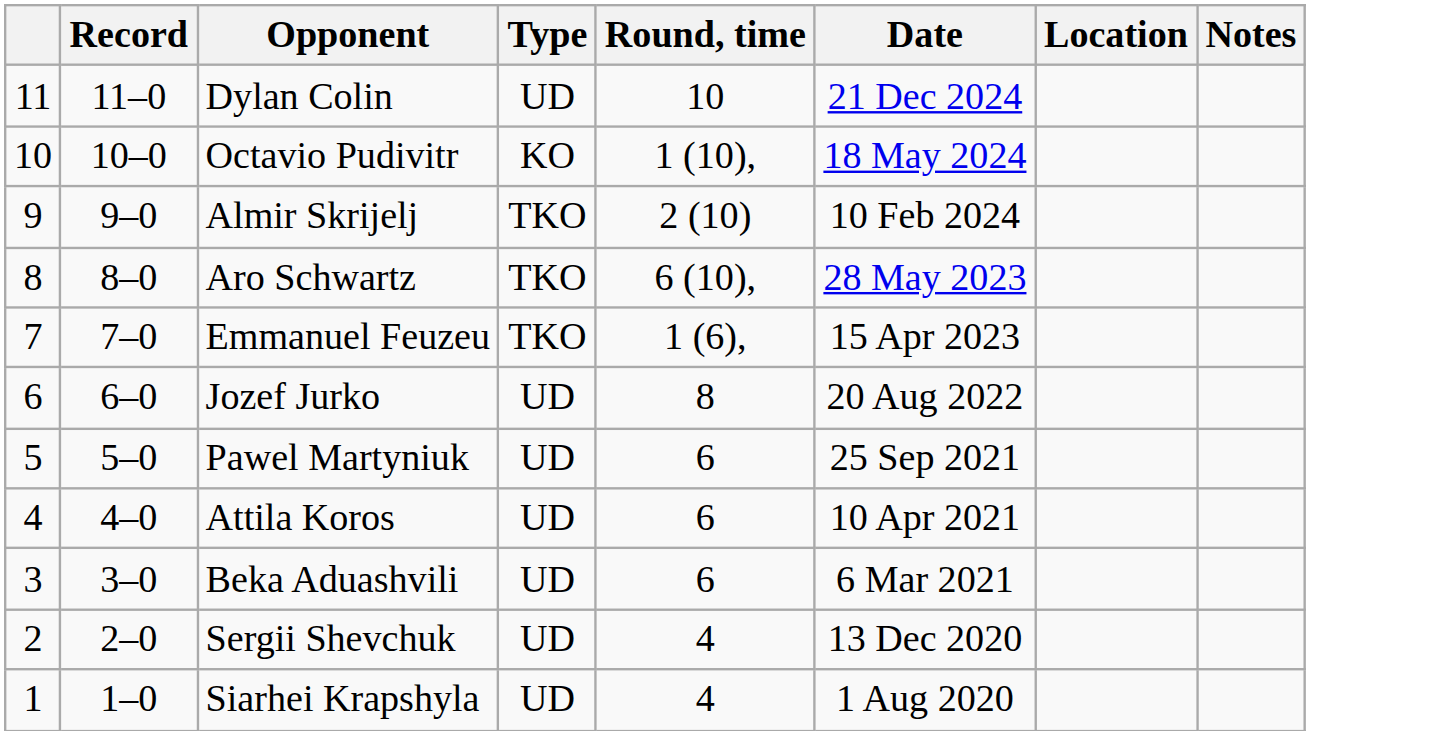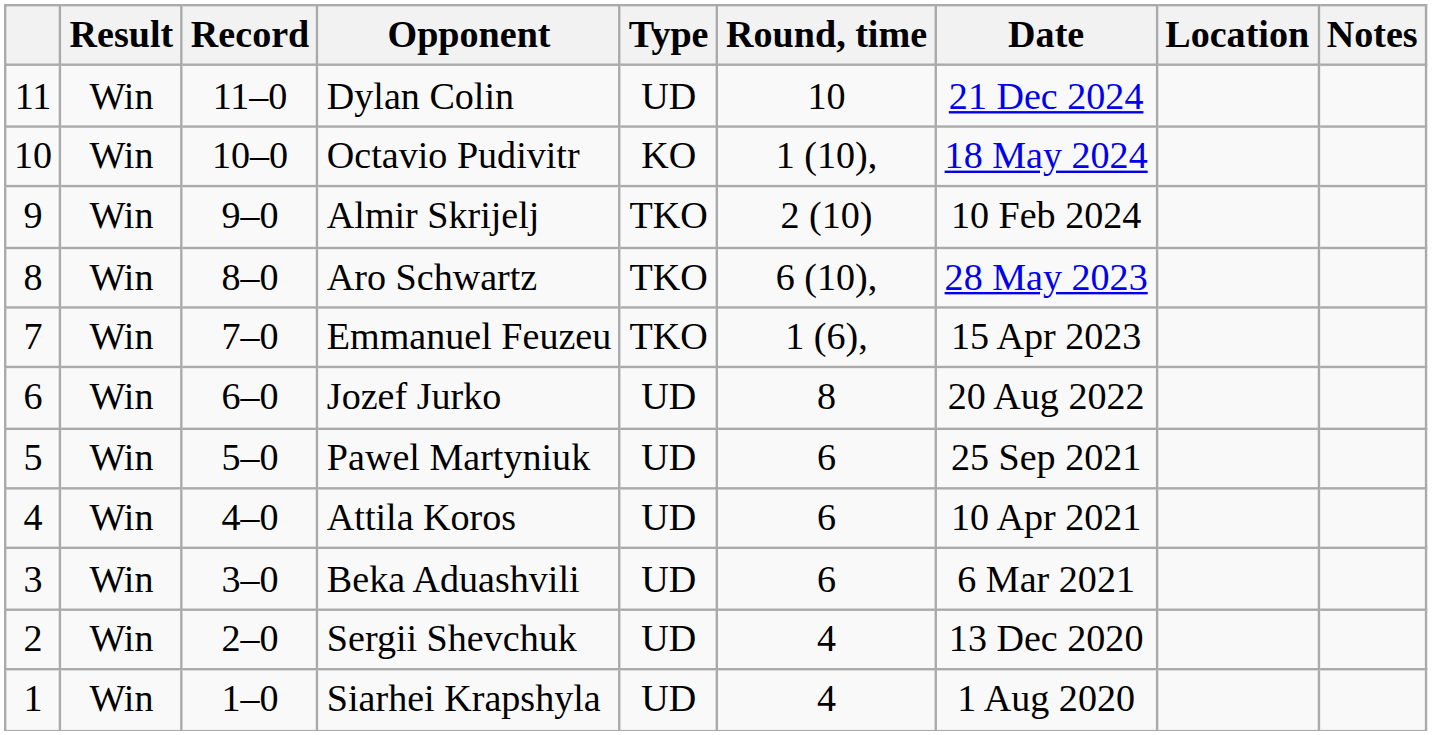+ column: (121, 34)
